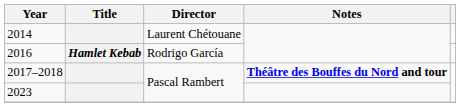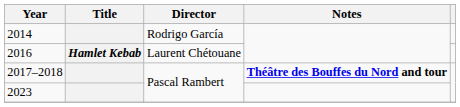(194, 33) Laurent Chétouane -> (185, 33) Rodrigo García
(185, 53) Rodrigo García -> (194, 53) Laurent Chétouane
